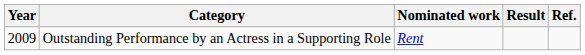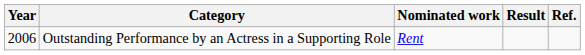(22, 38) 2009 -> (22, 38) 2006
